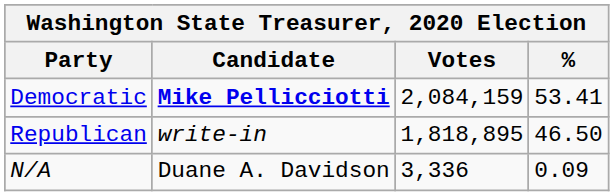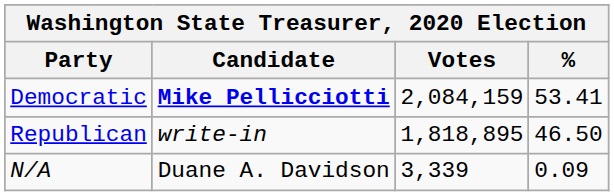(435, 172) 3,336 -> (435, 172) 3,339
